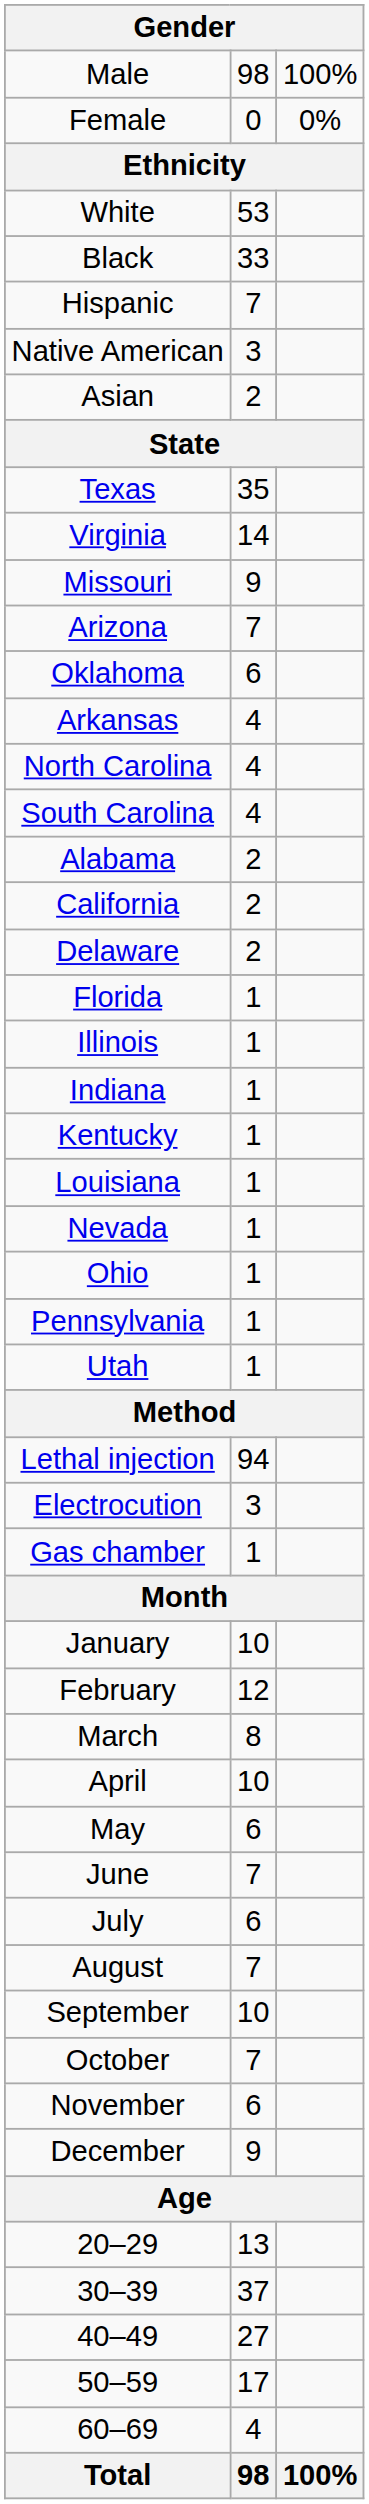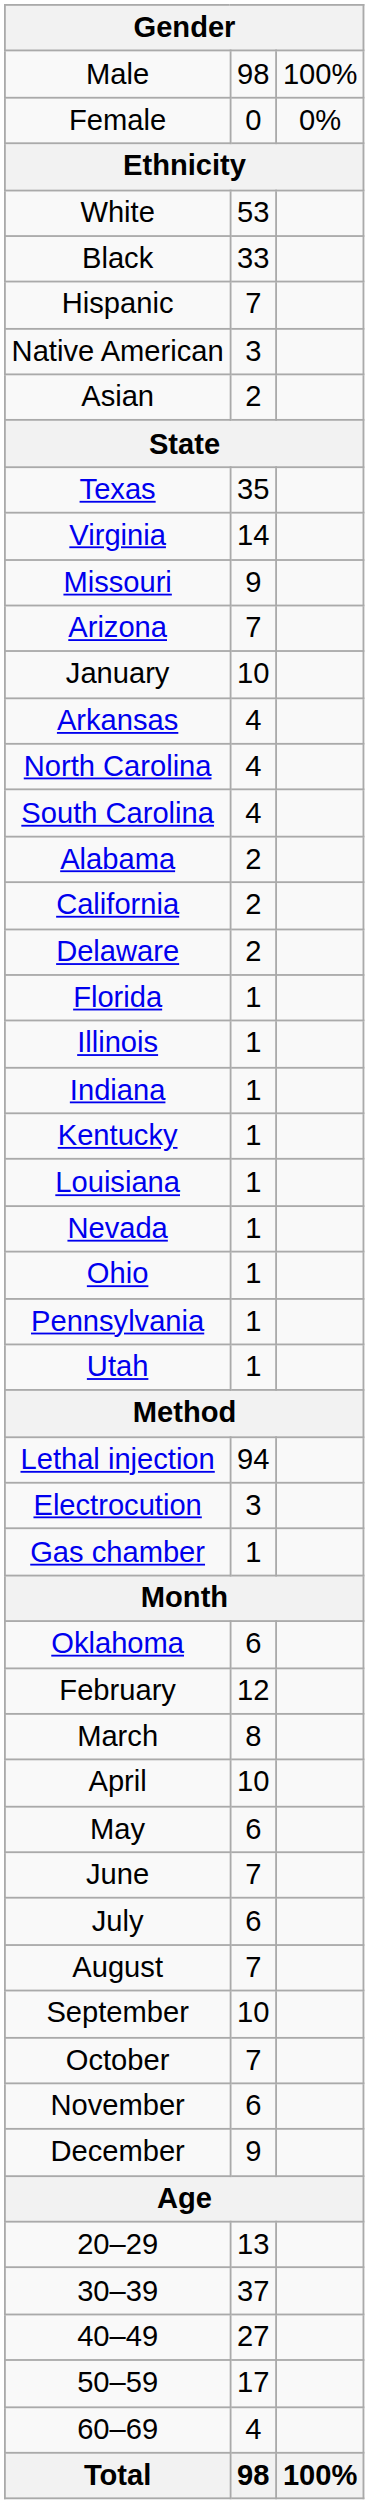rows swapped: (118, 674) <-> (118, 1643)
